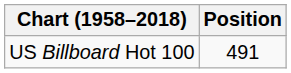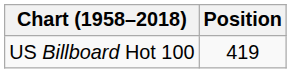(243, 51) 491 -> (243, 51) 419
